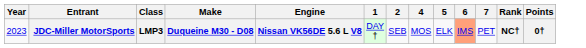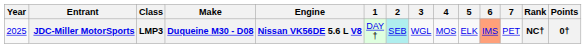+ column: (421, 12)
(17, 31) 2023 -> (17, 31) 2025
(397, 31) no background -> (397, 31) paleturquoise background
